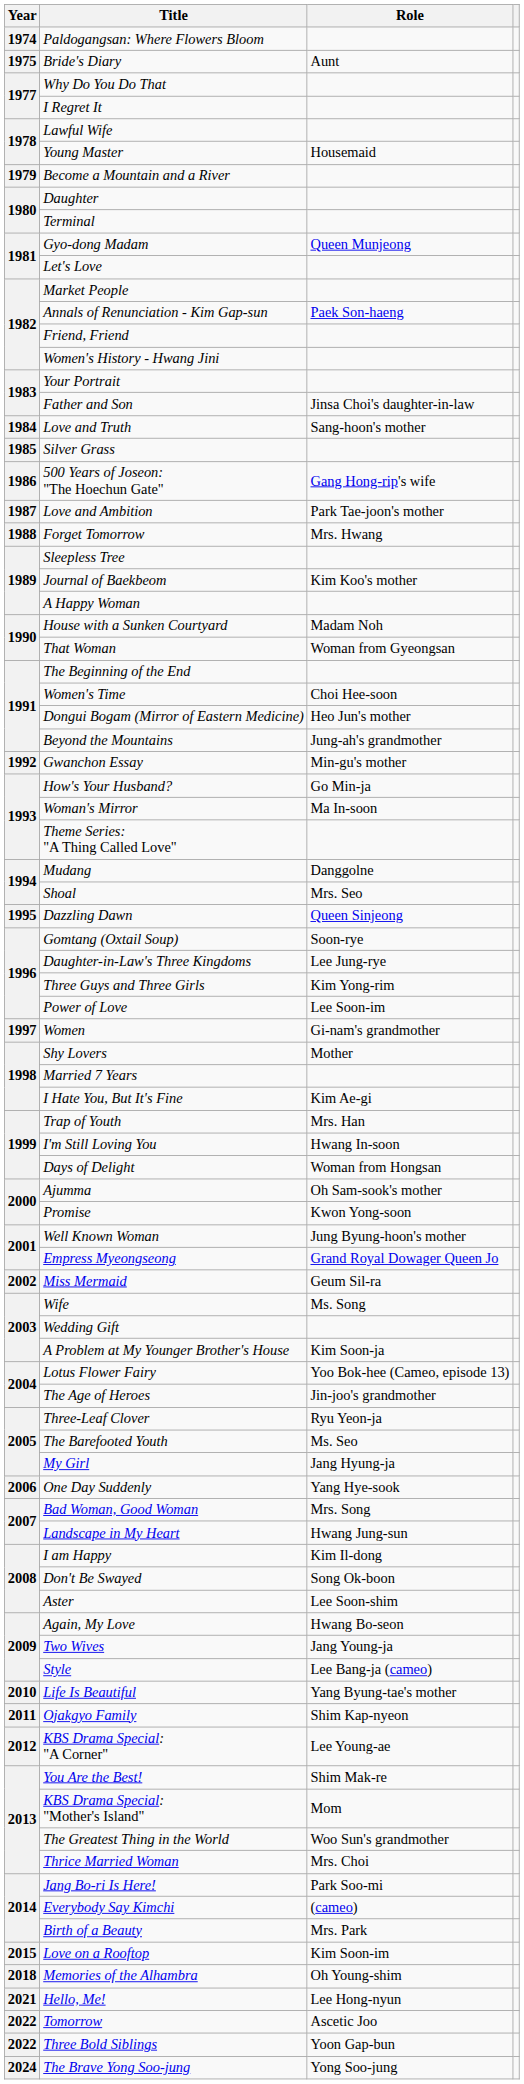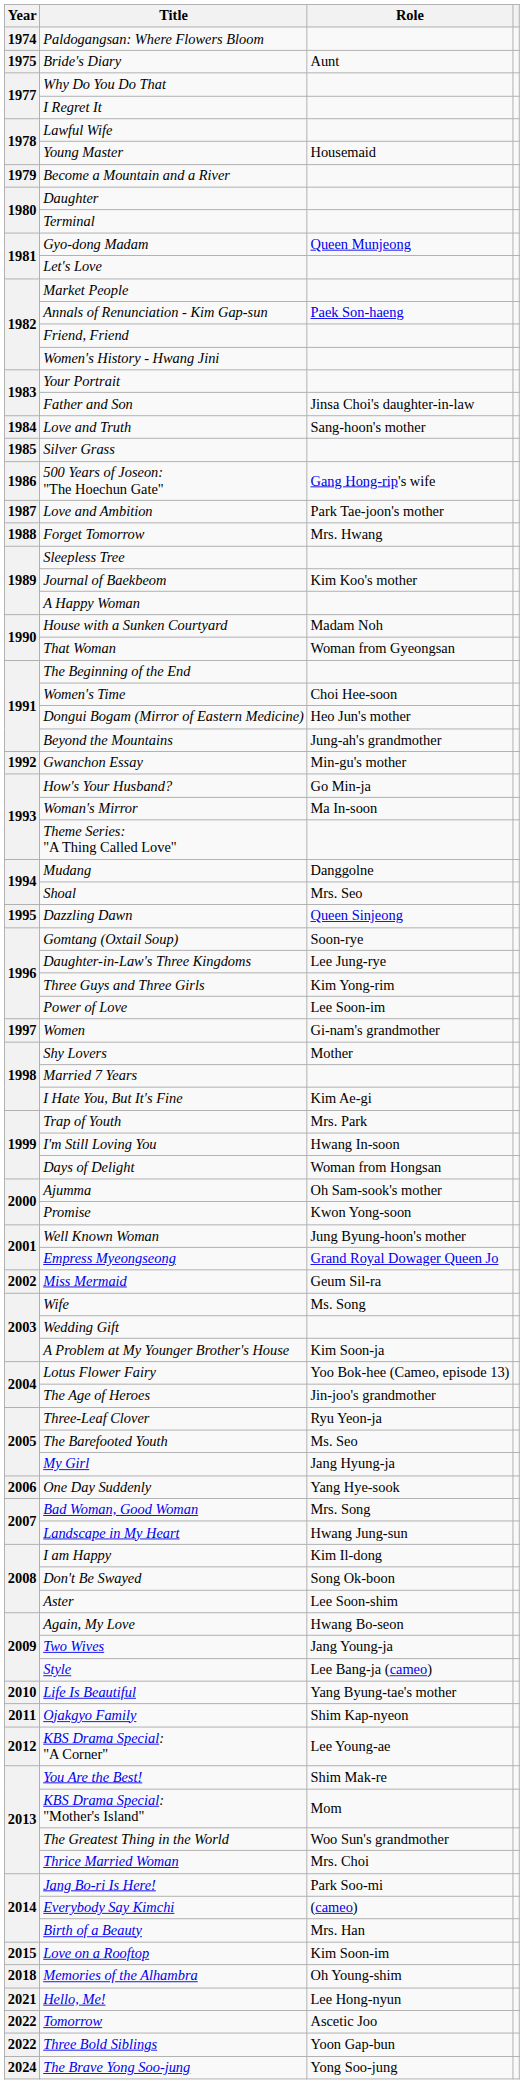(338, 1121) Mrs. Han -> (339, 1121) Mrs. Park
(339, 1930) Mrs. Park -> (338, 1930) Mrs. Han
